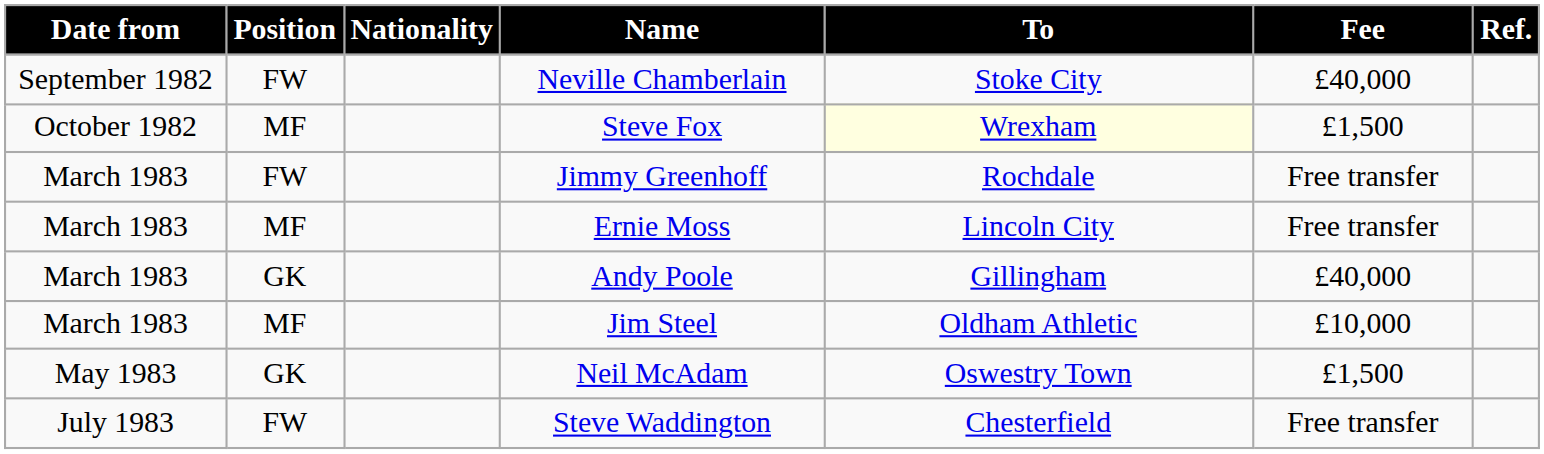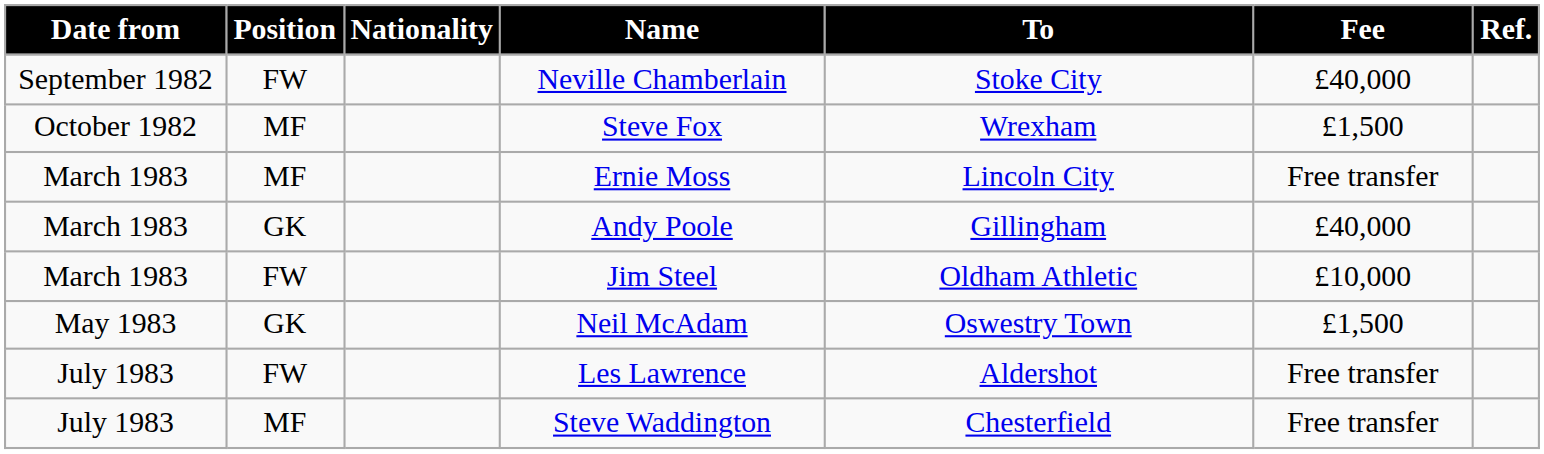(1038, 127) lightyellow background -> (1038, 127) no background
- row: (662, 176)
(285, 324) MF -> (285, 275) FW
+ row: (662, 373)
(285, 422) FW -> (285, 422) MF
